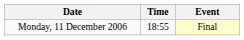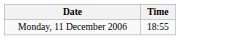- column: (207, 12)
